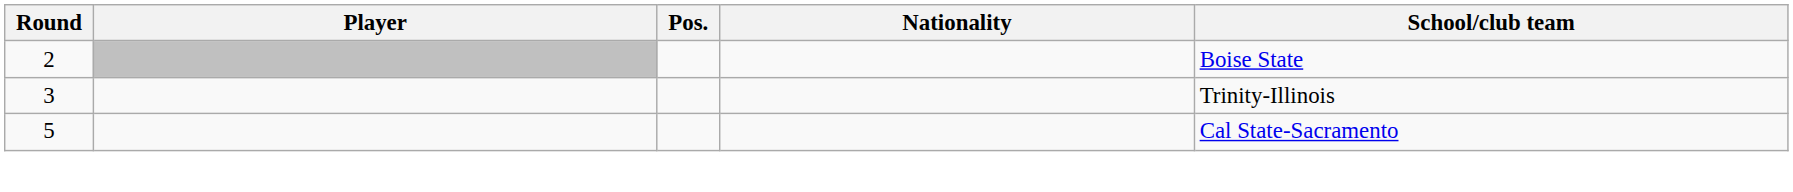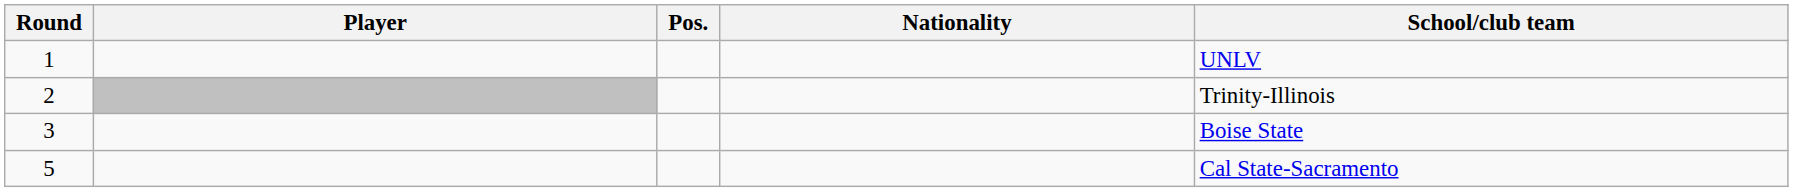+ row: (49, 58)
(1251, 58) Boise State -> (1267, 95) Trinity-Illinois
(1267, 95) Trinity-Illinois -> (1251, 131) Boise State
